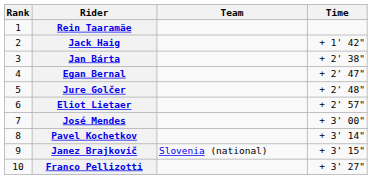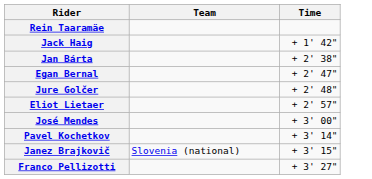- column: (18, 12)
